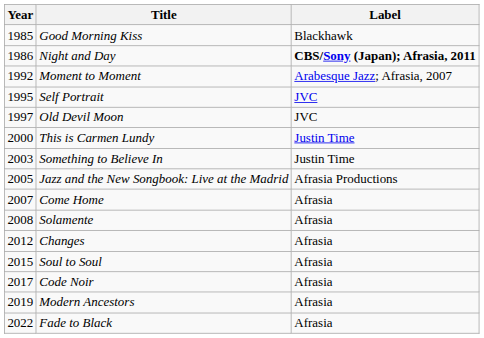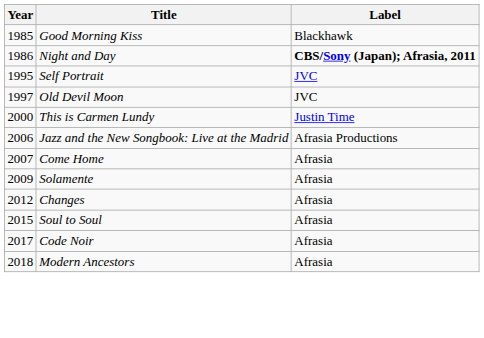- row: (90, 76)
- row: (101, 158)
(20, 179) 2005 -> (20, 138) 2006
(20, 220) 2008 -> (20, 179) 2009
(20, 302) 2019 -> (20, 261) 2018
- row: (76, 323)
